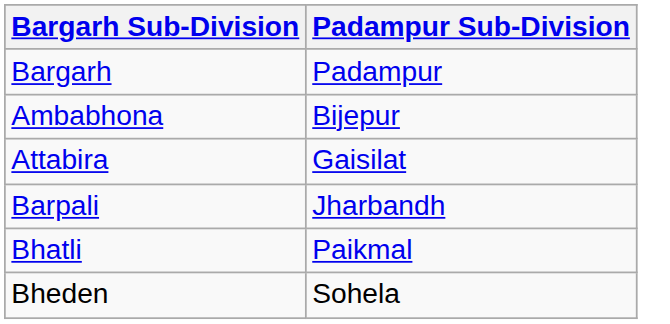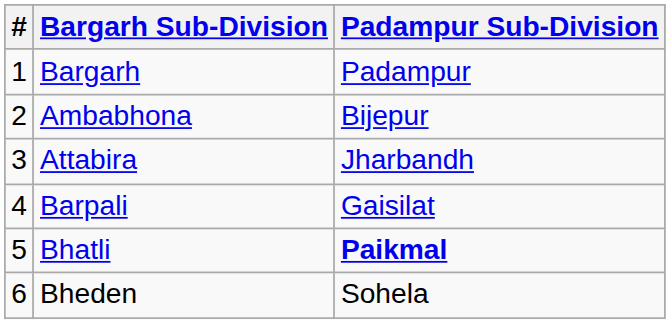+ column: (19, 26)
(359, 160) Gaisilat -> (407, 160) Jharbandh
(379, 205) Jharbandh -> (388, 205) Gaisilat
(362, 250) normal -> (394, 250) bold
